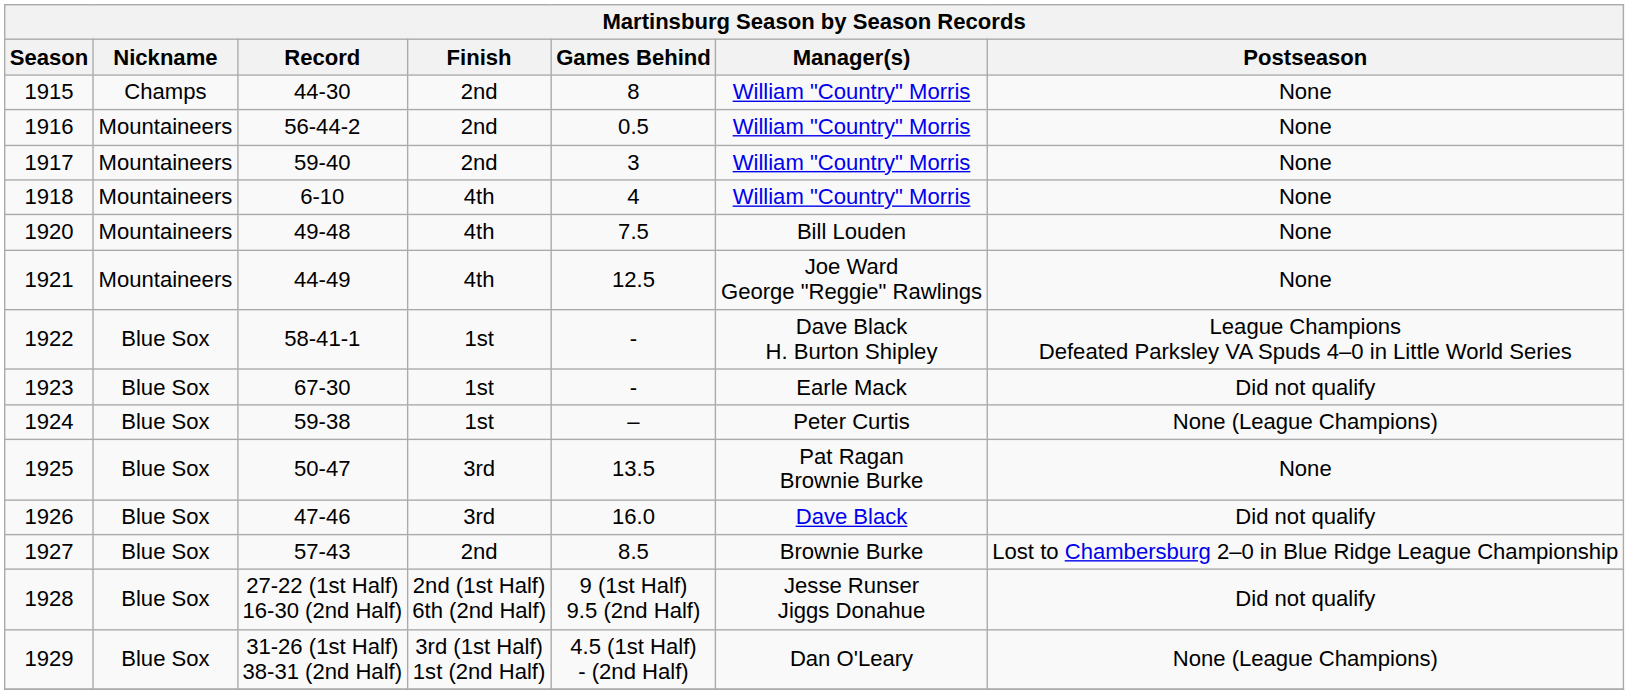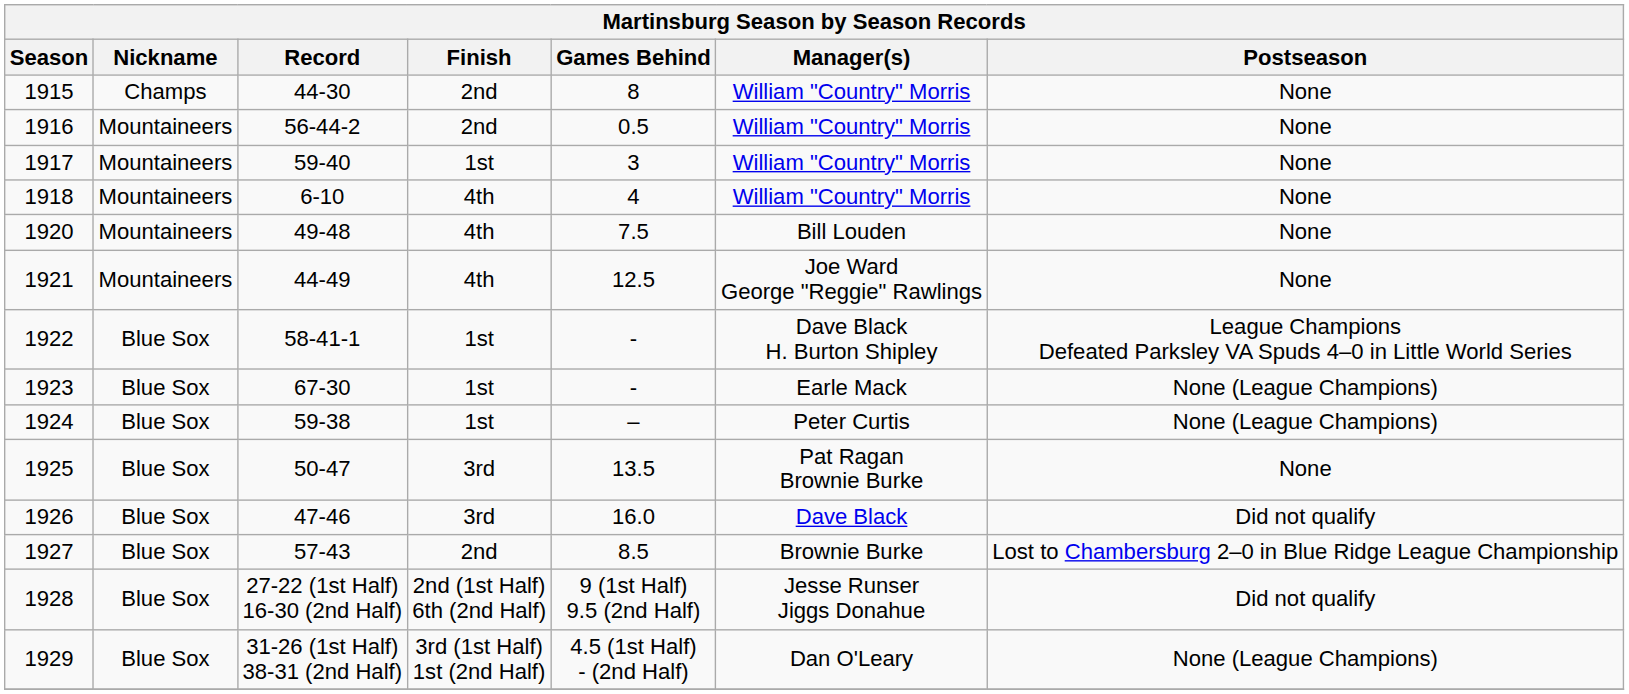(479, 162) 2nd -> (479, 162) 1st
(1305, 386) Did not qualify -> (1305, 386) None (League Champions)
